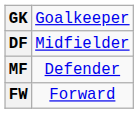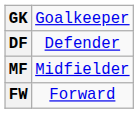(82, 44) Midfielder -> (82, 44) Defender
(82, 69) Defender -> (82, 69) Midfielder
